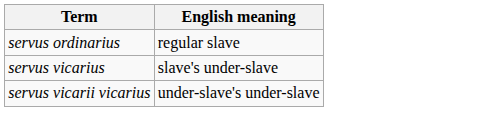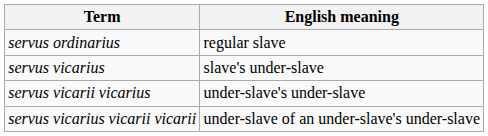+ row: (102, 118)
